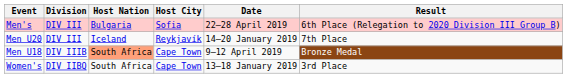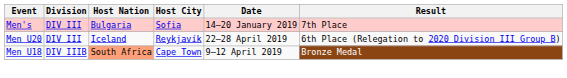(246, 25) 22–28 April 2019 -> (251, 25) 14–20 January 2019
(431, 25) 6th Place (Relegation to 2020 Division III Group B) -> (324, 25) 7th Place
(251, 39) 14–20 January 2019 -> (246, 39) 22–28 April 2019
(324, 39) 7th Place -> (431, 39) 6th Place (Relegation to 2020 Division III Group B)
- row: (24, 66)
